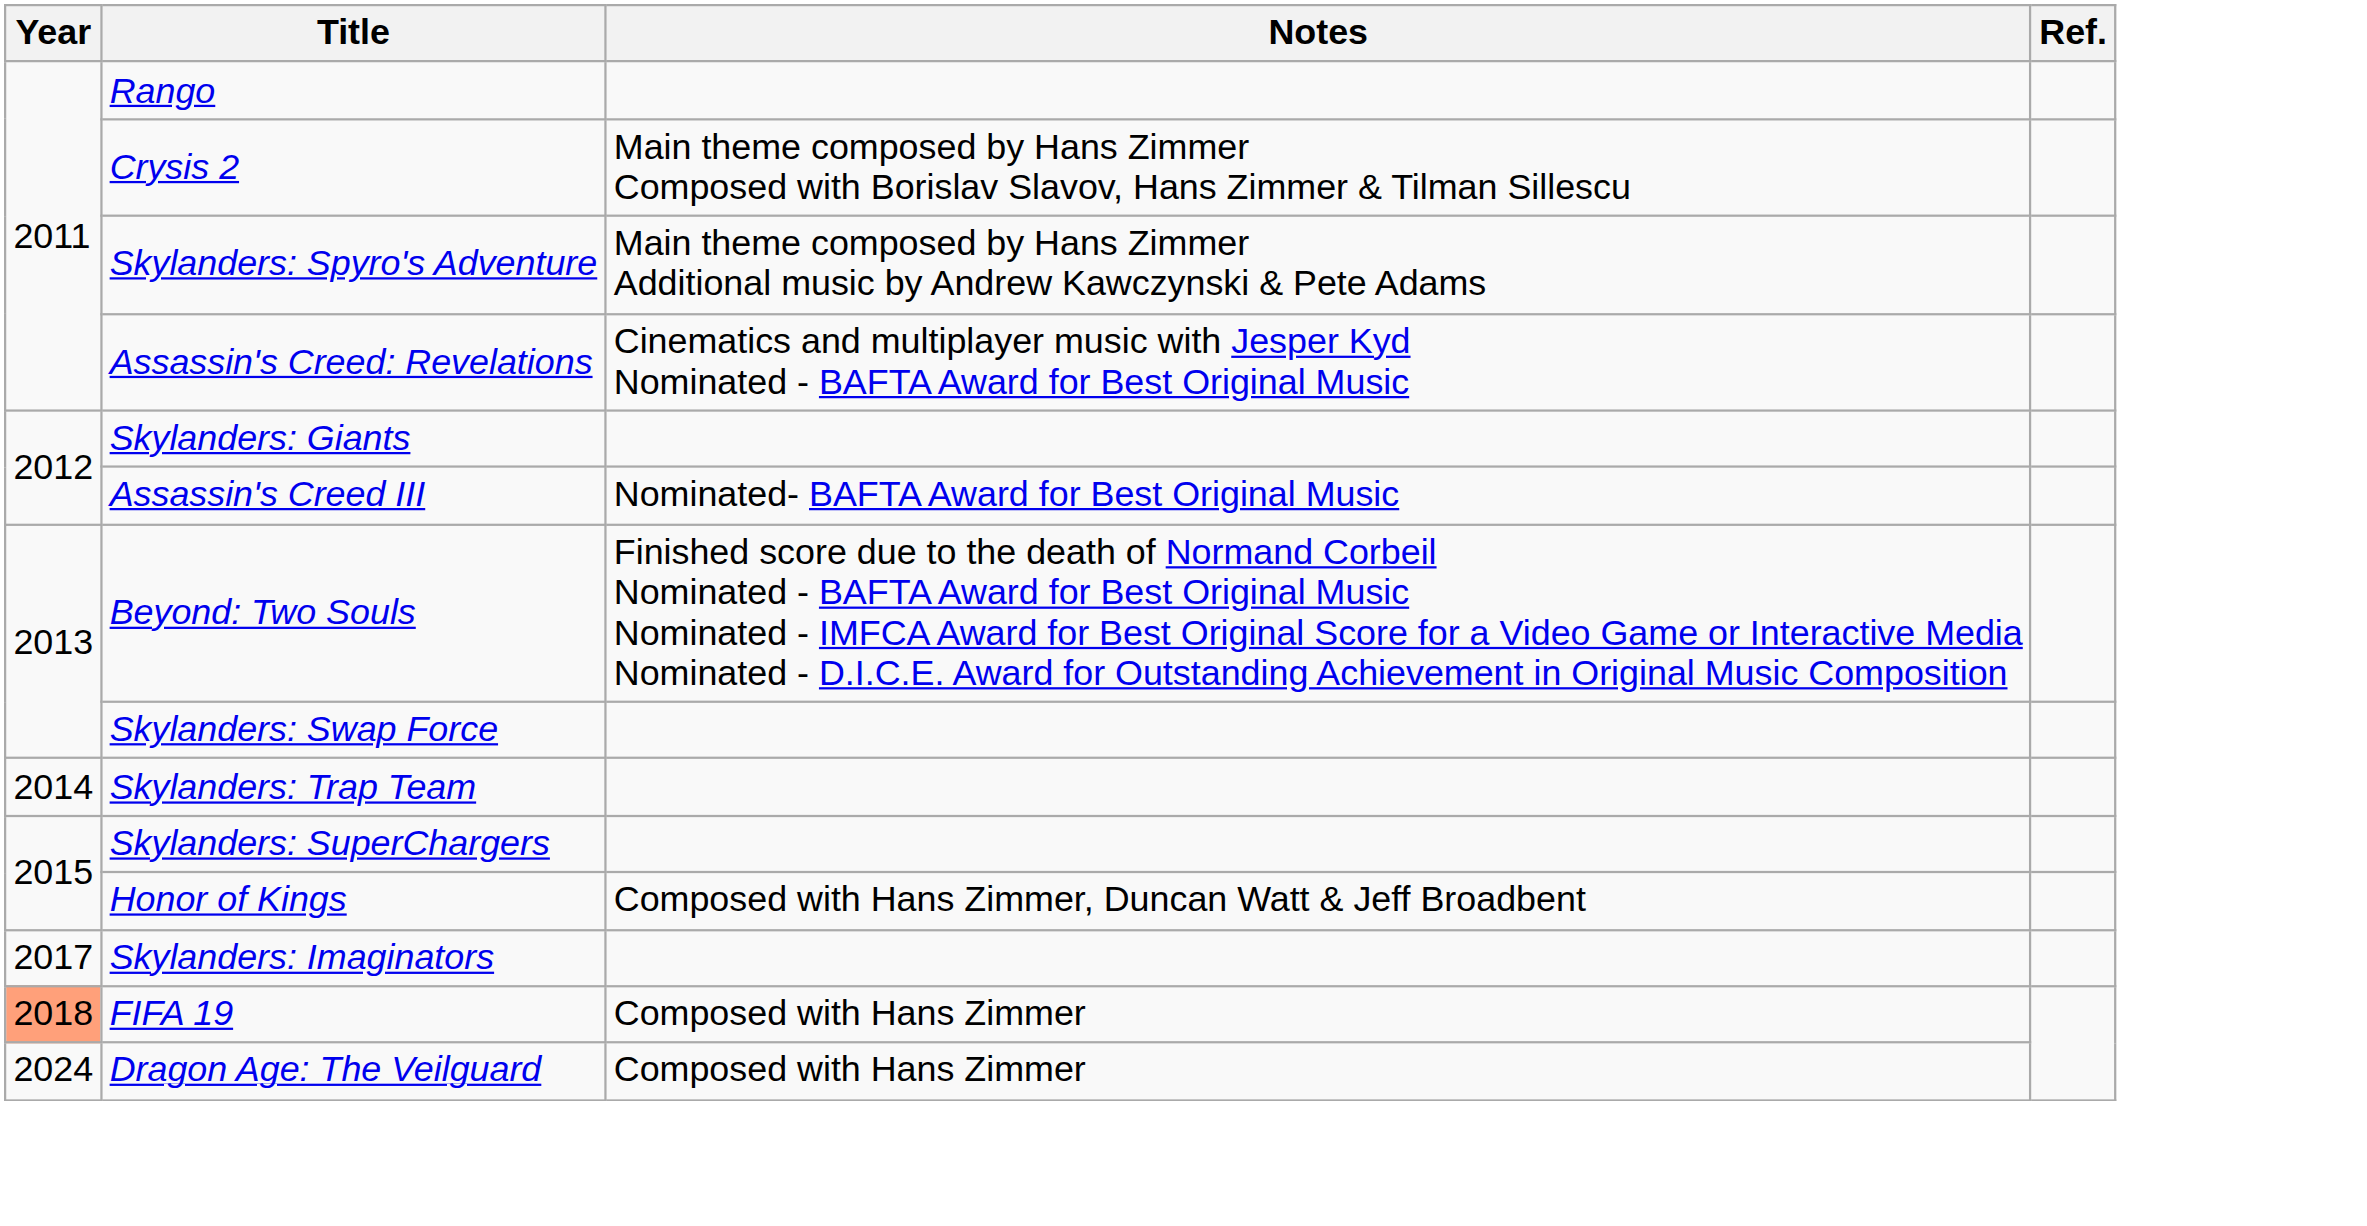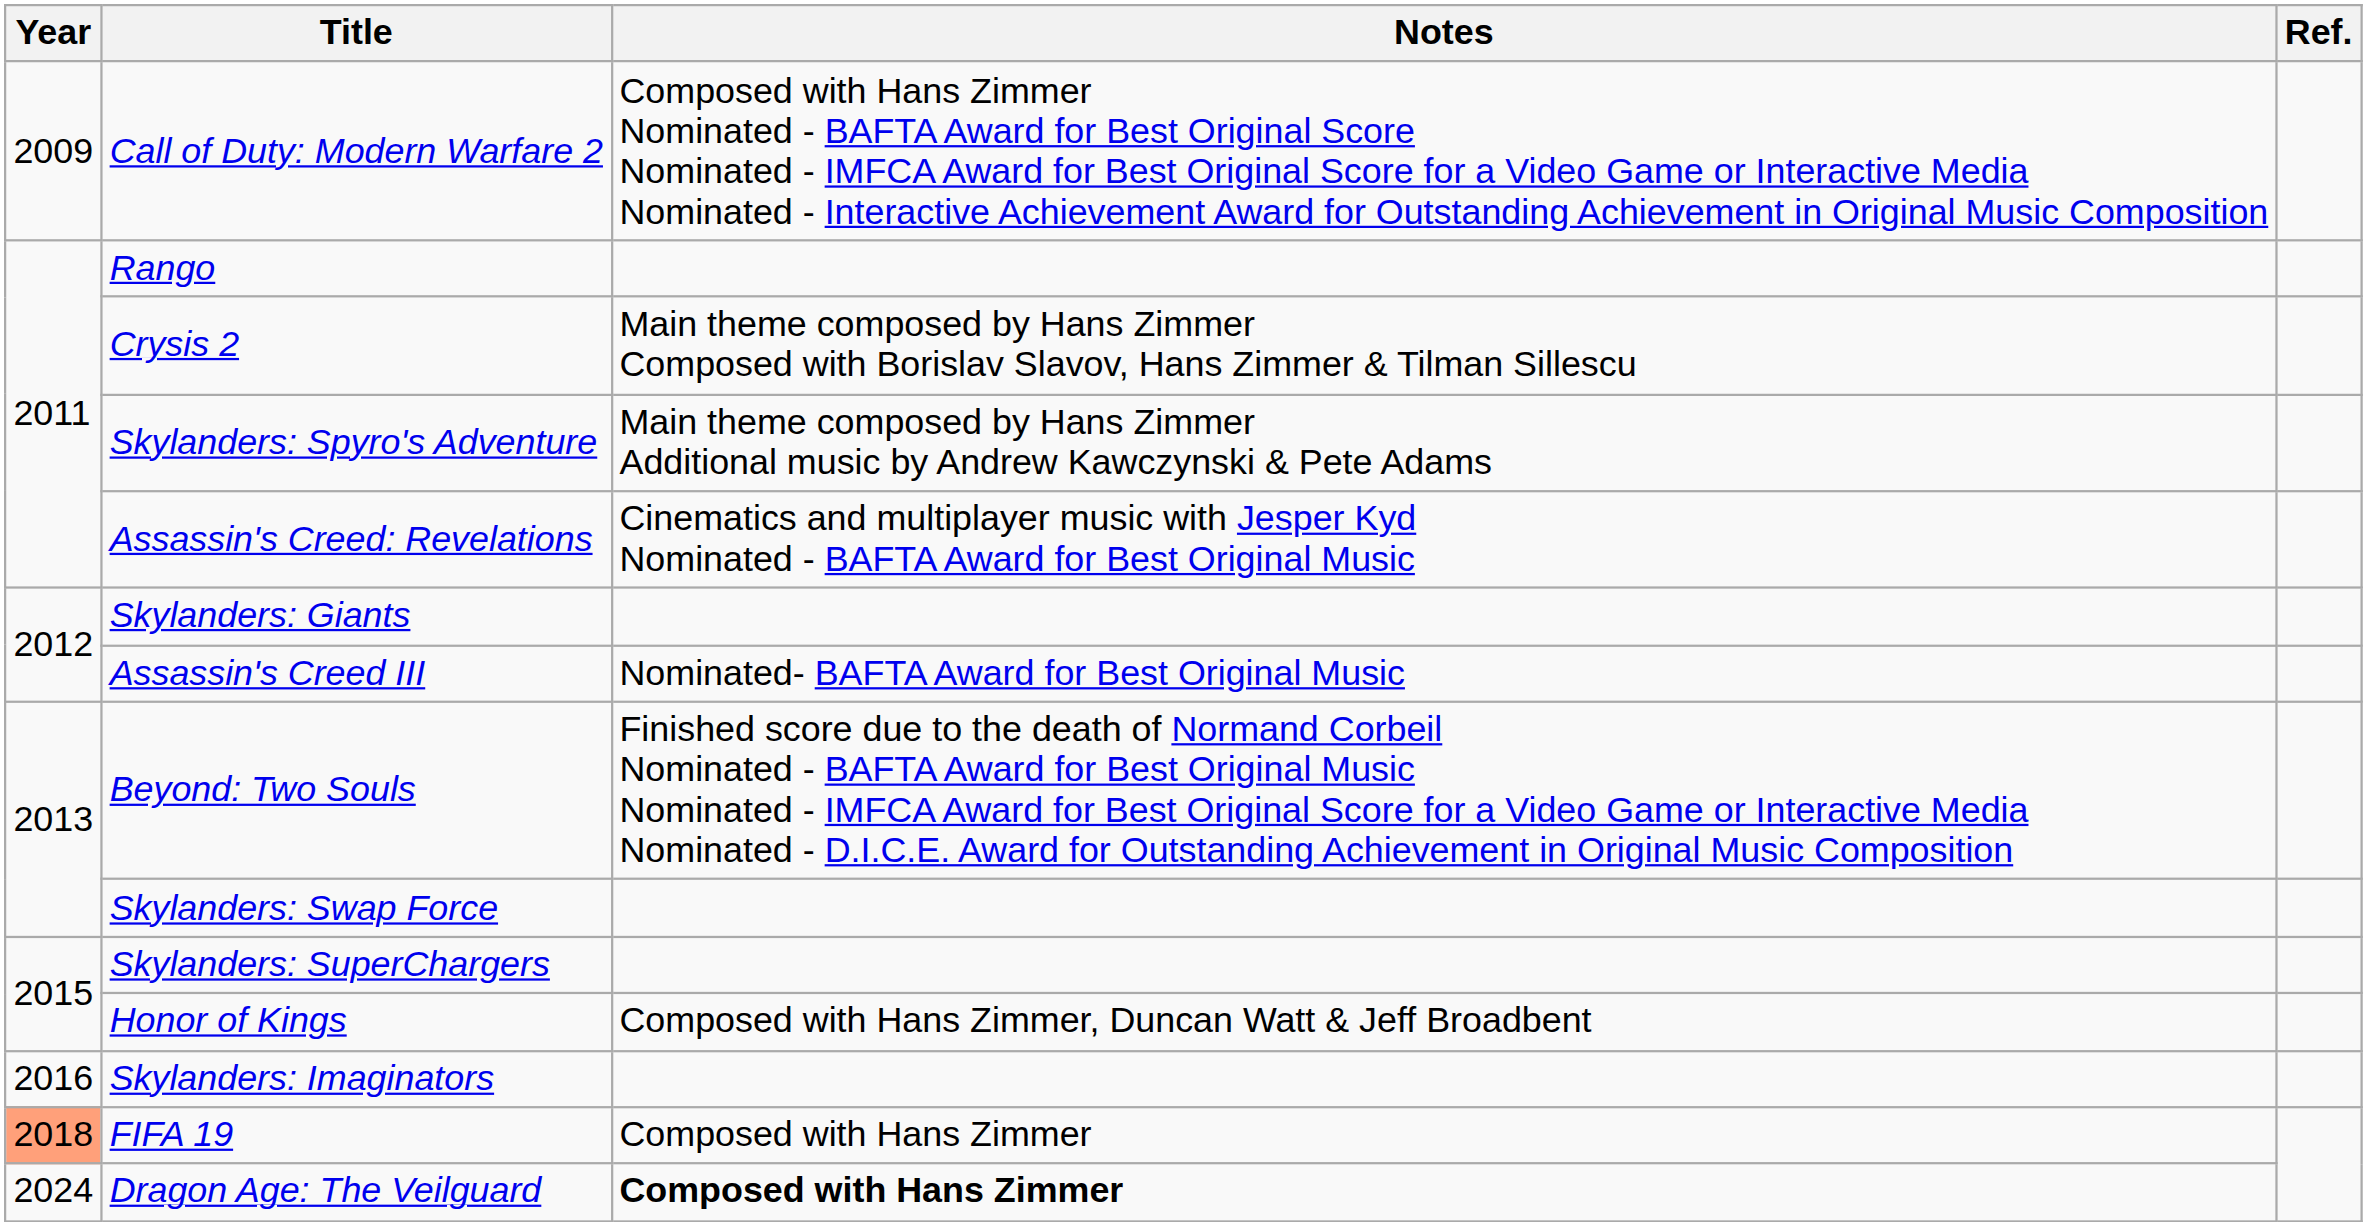+ row: (356, 150)
- row: (293, 786)
(53, 956) 2017 -> (53, 1077) 2016
(850, 1070) normal -> (871, 1191) bold
